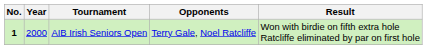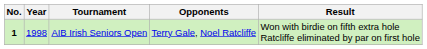(37, 32) 2000 -> (37, 32) 1998
